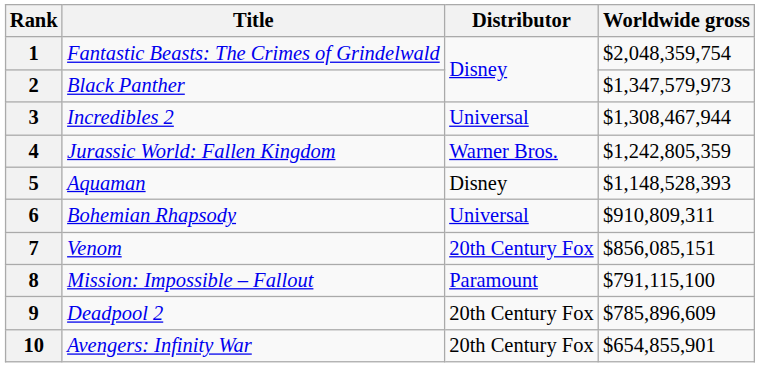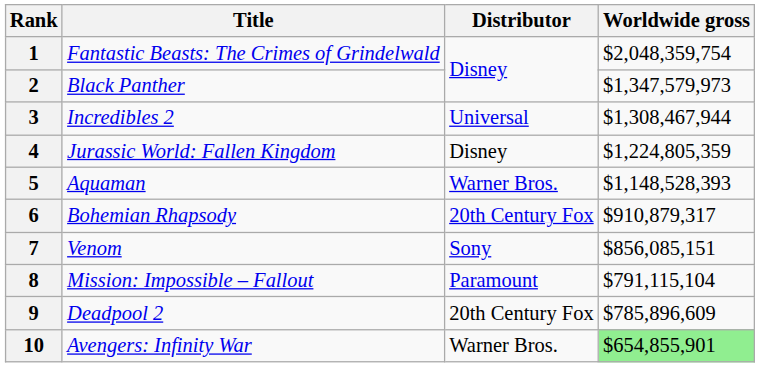(503, 150) Warner Bros. -> (478, 150) Disney
(667, 150) $1,242,805,359 -> (667, 150) $1,224,805,359
(478, 183) Disney -> (503, 183) Warner Bros.
(489, 215) Universal -> (521, 215) 20th Century Fox
(659, 215) $910,809,311 -> (659, 215) $910,879,317
(521, 248) 20th Century Fox -> (470, 248) Sony
(659, 280) $791,115,100 -> (659, 280) $791,115,104
(521, 345) 20th Century Fox -> (503, 345) Warner Bros.
(659, 345) no background -> (659, 345) lightgreen background
